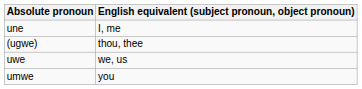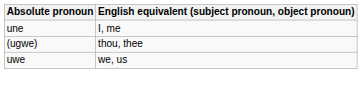- row: (20, 76)
